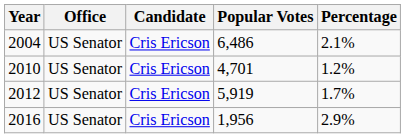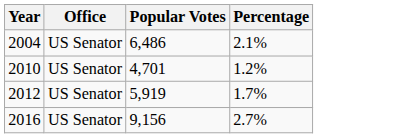- column: (170, 17)
(235, 119) 1,956 -> (148, 119) 9,156
(338, 119) 2.9% -> (250, 119) 2.7%
